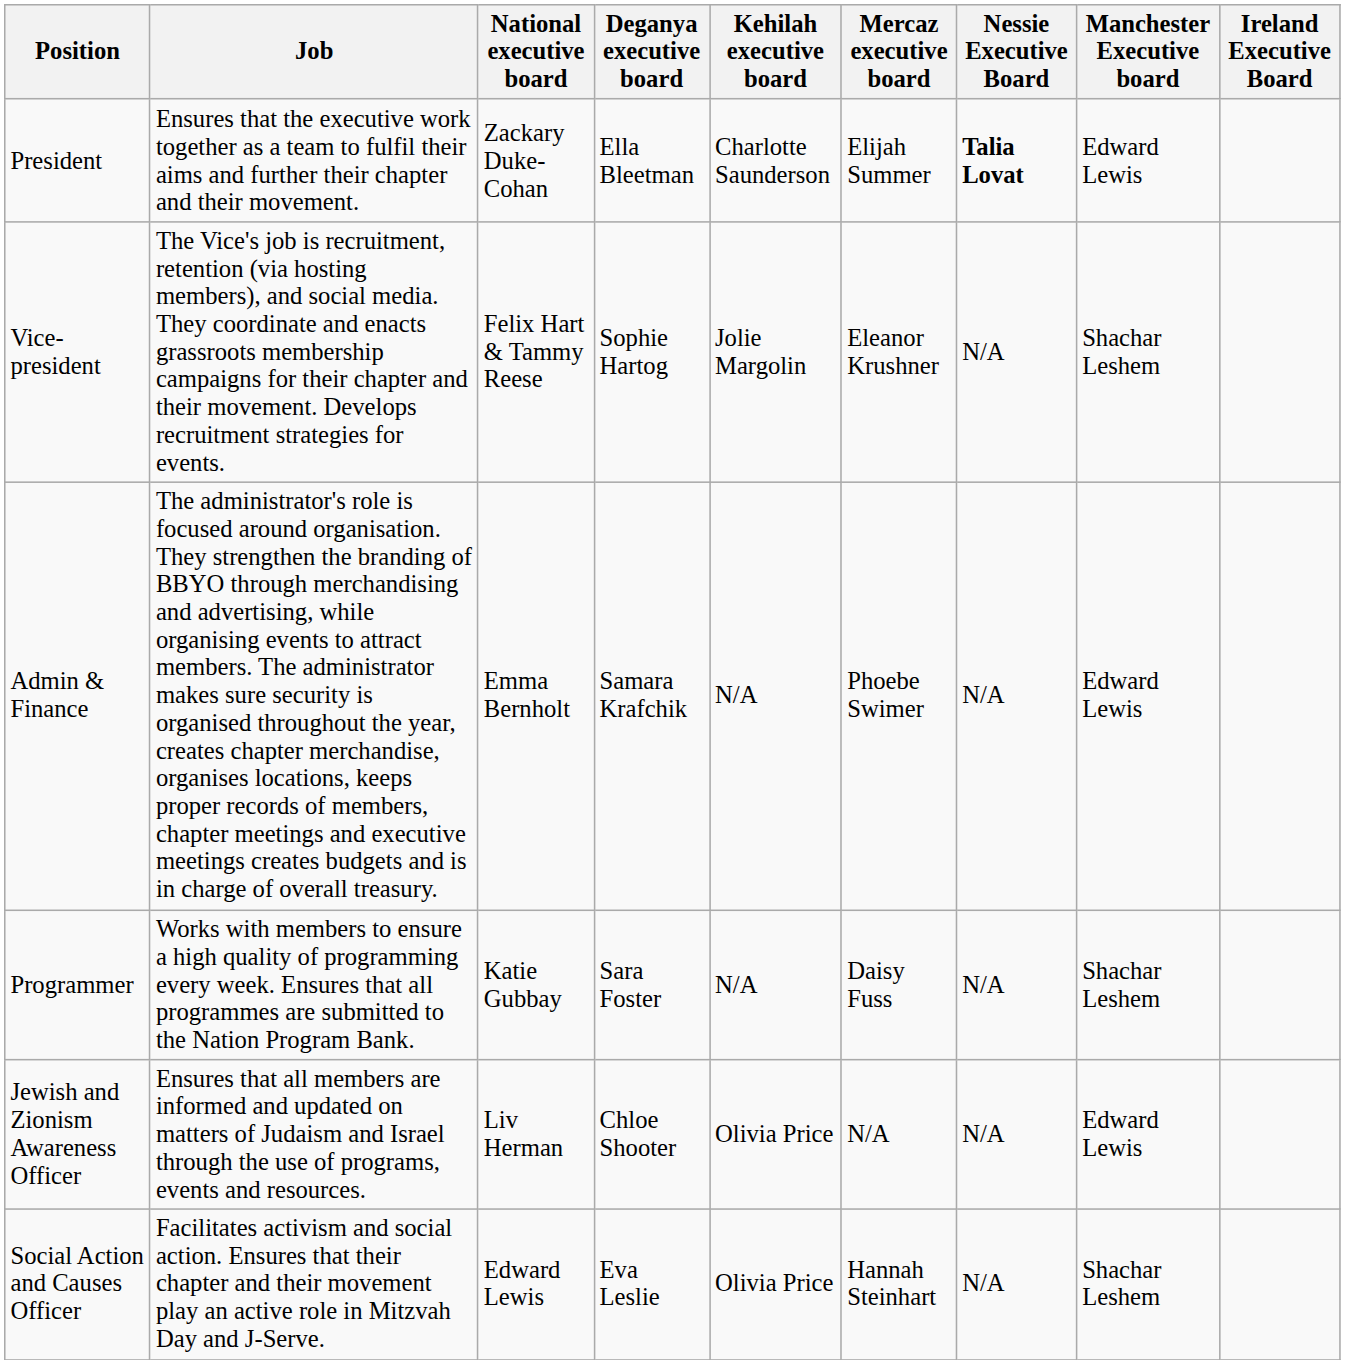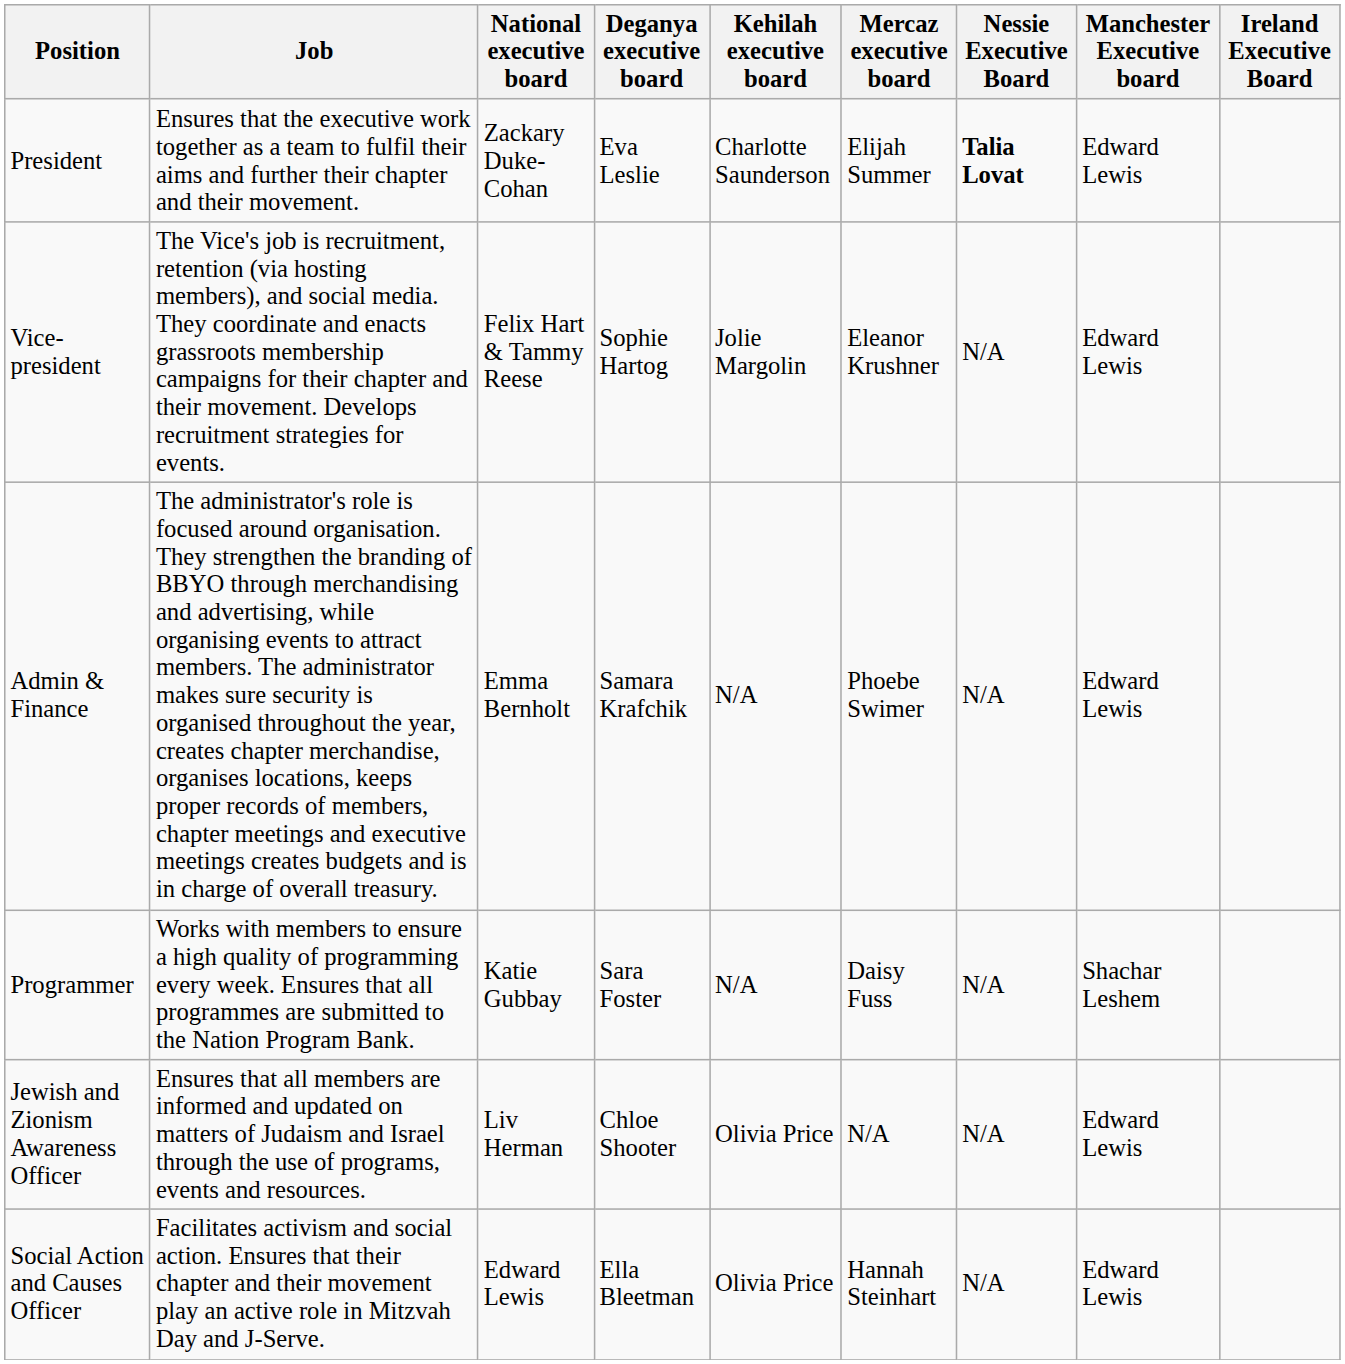(647, 160) Ella Bleetman -> (630, 160) Eva Leslie
(1122, 351) Shachar Leshem -> (1120, 351) Edward Lewis
(630, 1284) Eva Leslie -> (647, 1284) Ella Bleetman
(1122, 1284) Shachar Leshem -> (1120, 1284) Edward Lewis
